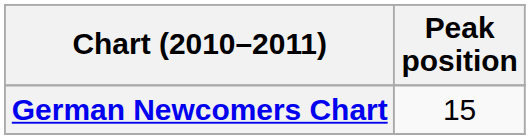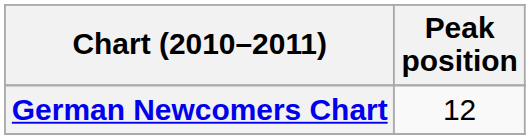(460, 109) 15 -> (460, 109) 12
